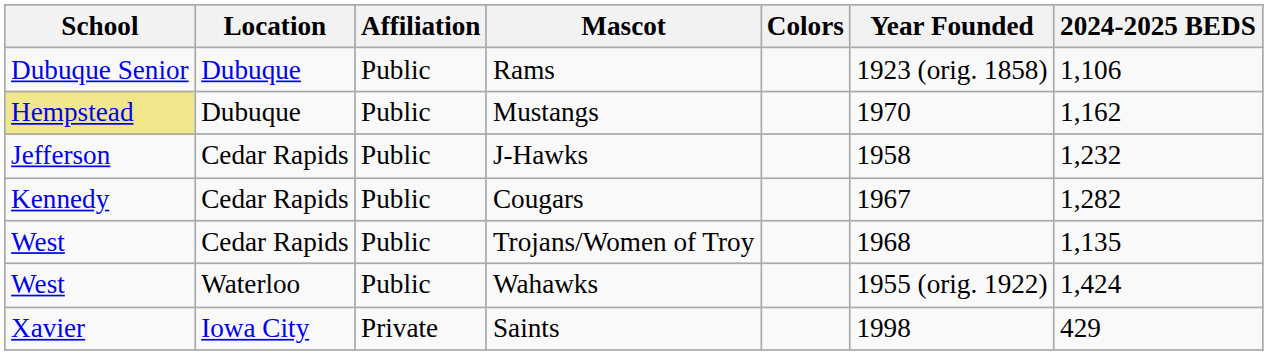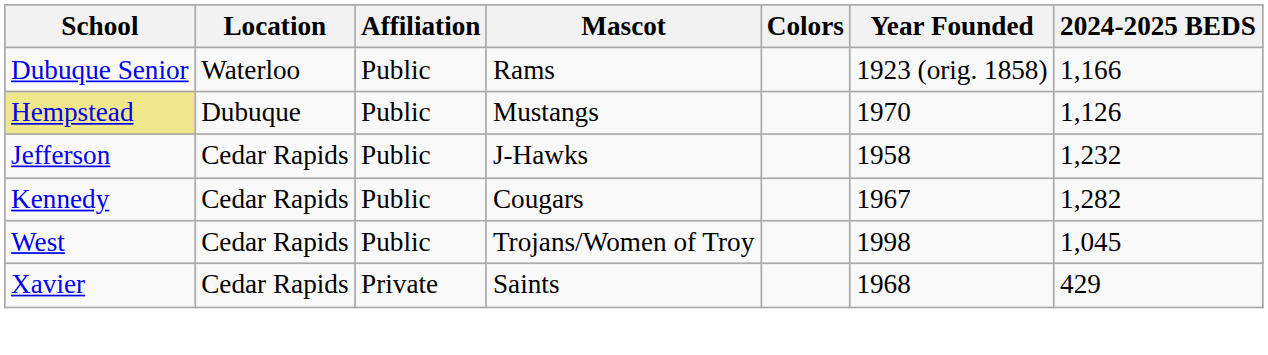(251, 69) Dubuque -> (251, 69) Waterloo
(1091, 69) 1,106 -> (1091, 69) 1,166
(1091, 112) 1,162 -> (1091, 112) 1,126
(884, 241) 1968 -> (884, 241) 1998
(1091, 241) 1,135 -> (1091, 241) 1,045
- row: (546, 284)
(255, 328) Iowa City -> (275, 284) Cedar Rapids
(884, 328) 1998 -> (884, 284) 1968
